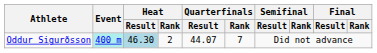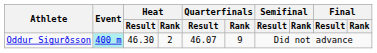(141, 40) lightblue background -> (141, 40) no background
(203, 40) 44.07 -> (203, 40) 46.07
(240, 40) 7 -> (240, 40) 9
